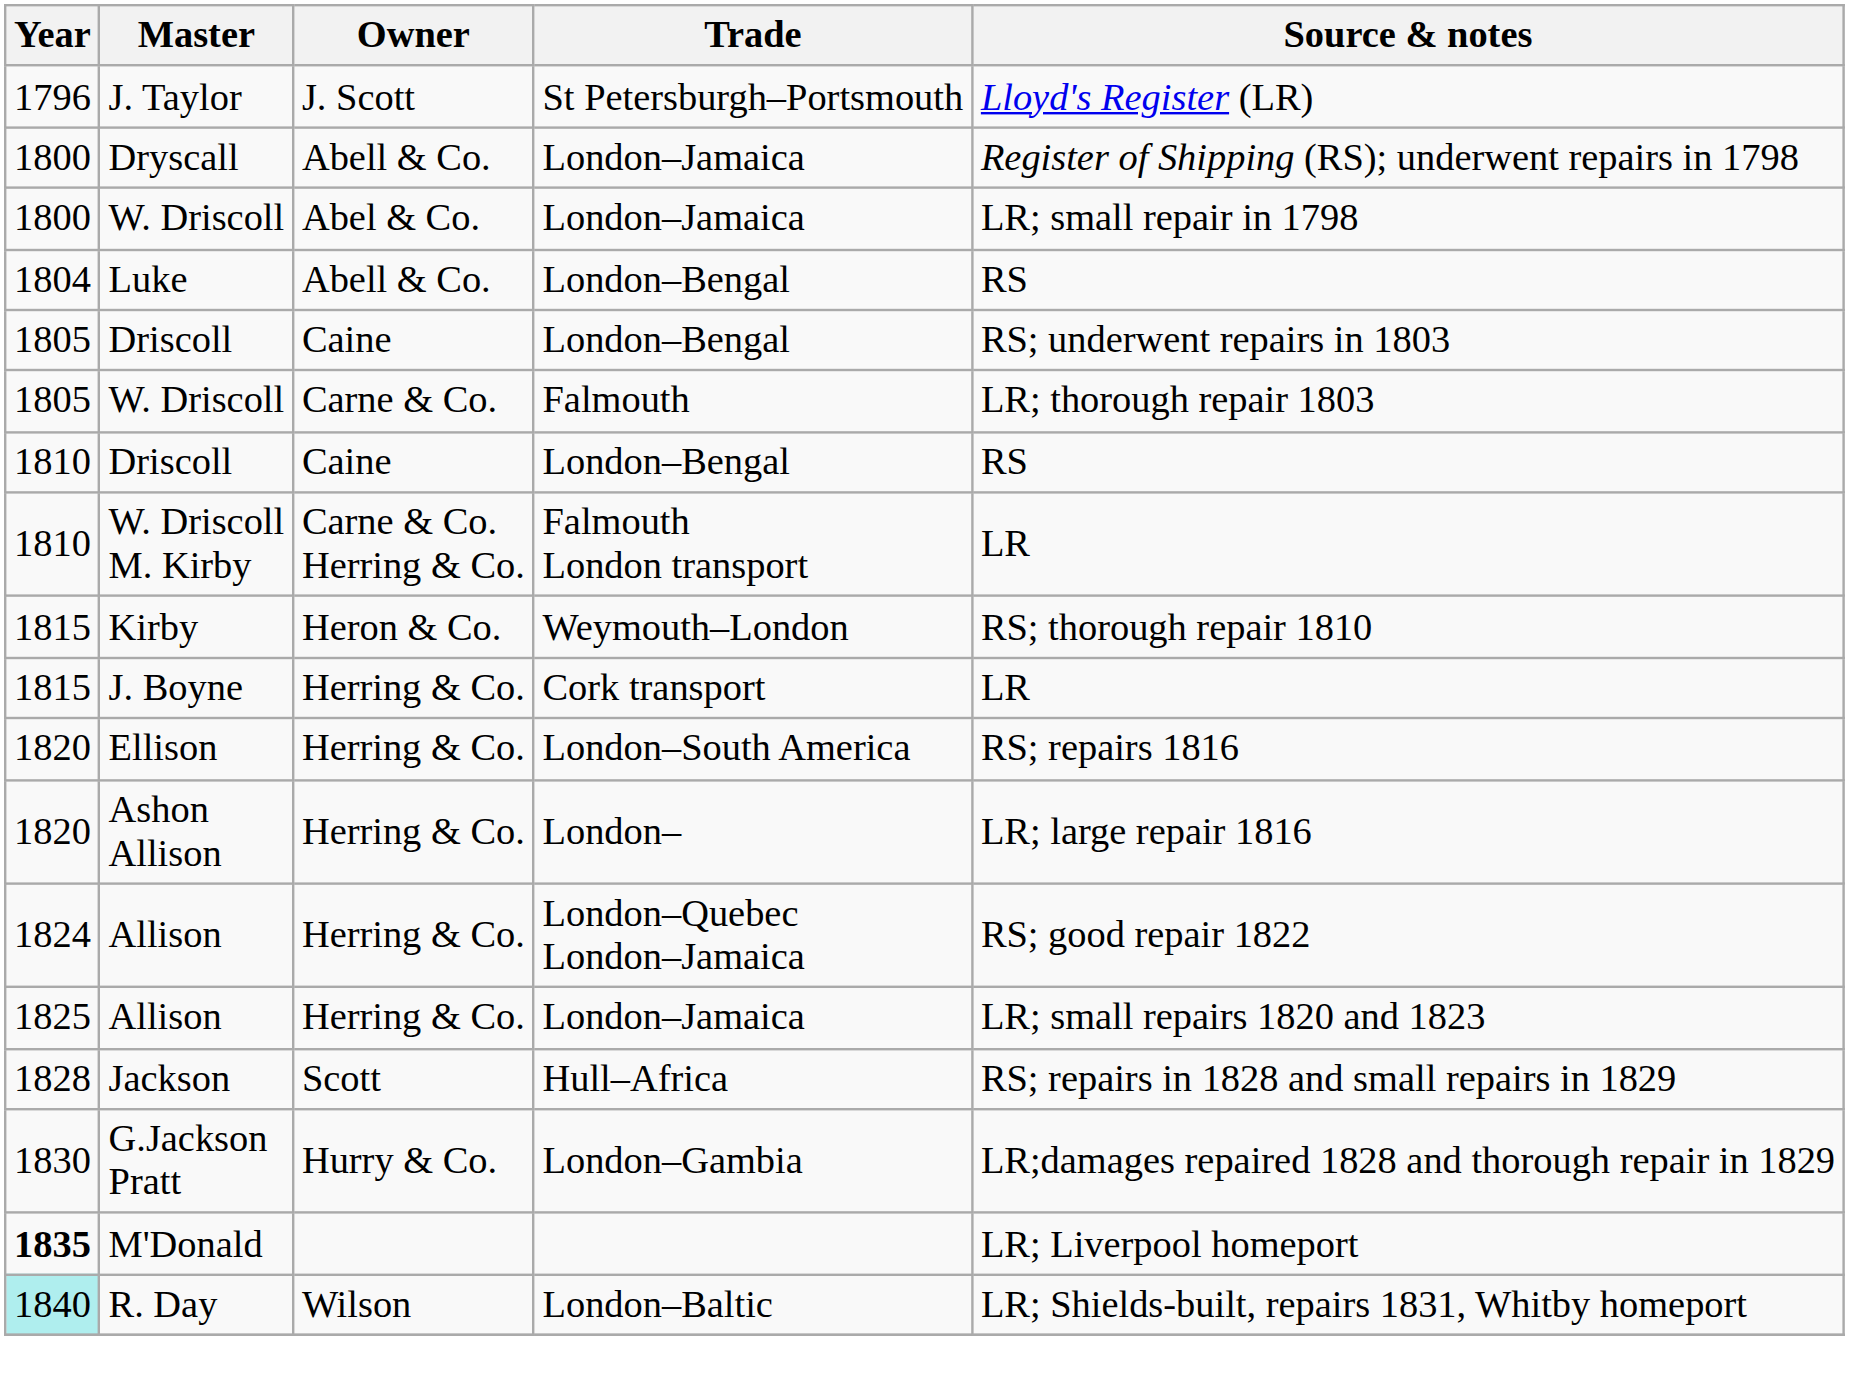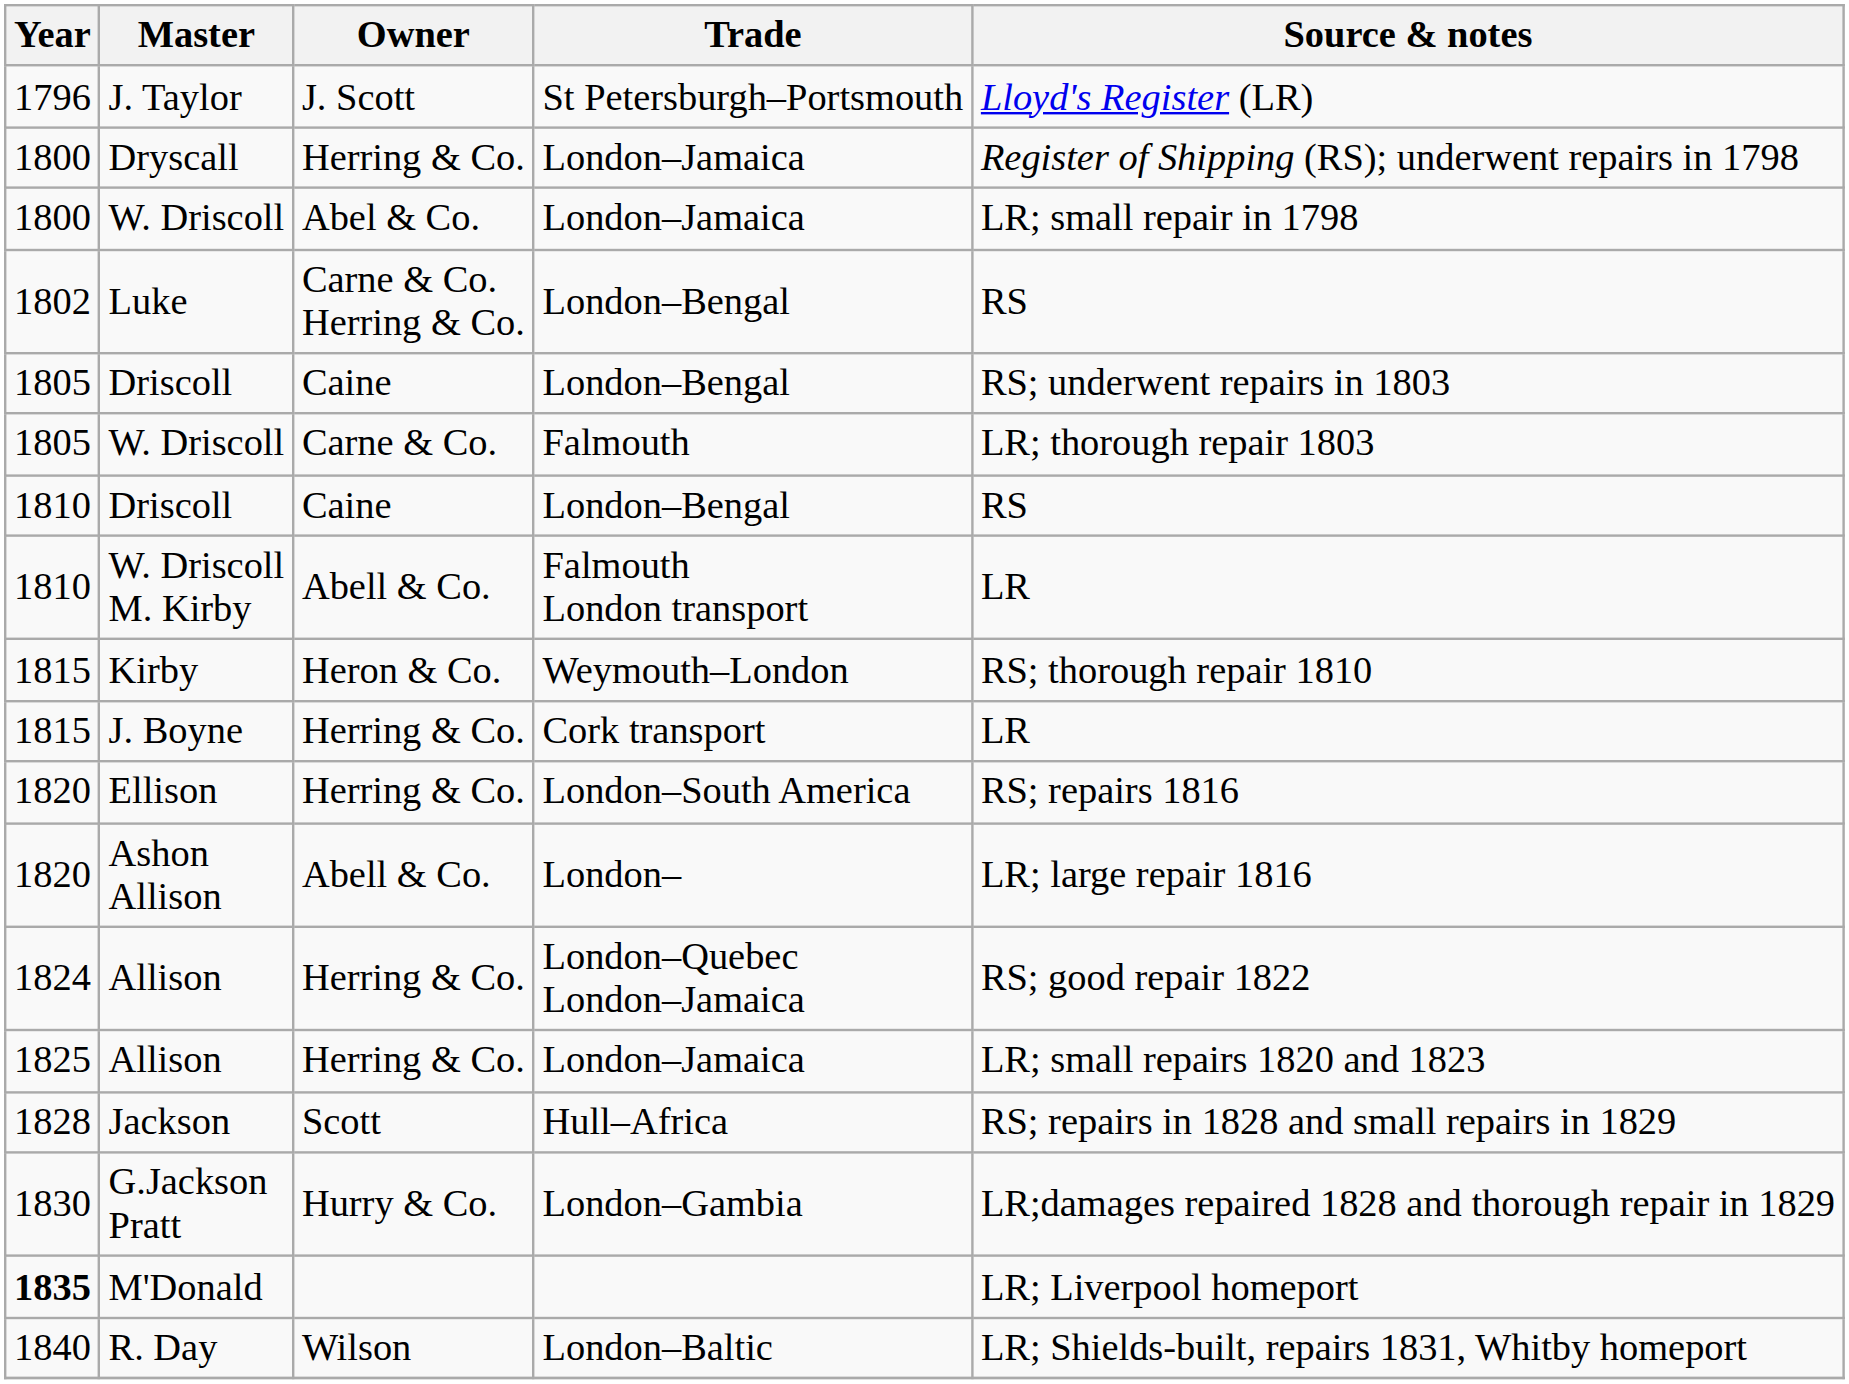(396, 156) Abell & Co. -> (413, 156) Herring & Co.
(52, 278) 1804 -> (52, 300) 1802
(396, 278) Abell & Co. -> (413, 300) Carne & Co. Herring & Co.
(413, 543) Carne & Co. Herring & Co. -> (396, 586) Abell & Co.
(413, 830) Herring & Co. -> (396, 873) Abell & Co.
(52, 1303) paleturquoise background -> (52, 1347) no background
